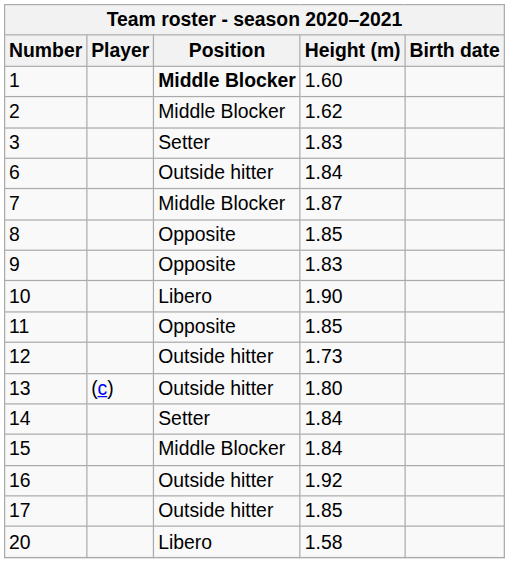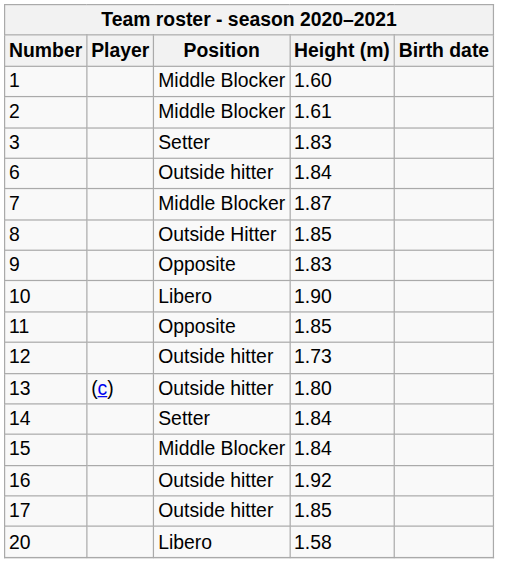(227, 81) bold -> (222, 81) normal
(324, 111) 1.62 -> (313, 111) 1.61
(197, 234) Opposite -> (217, 234) Outside Hitter
